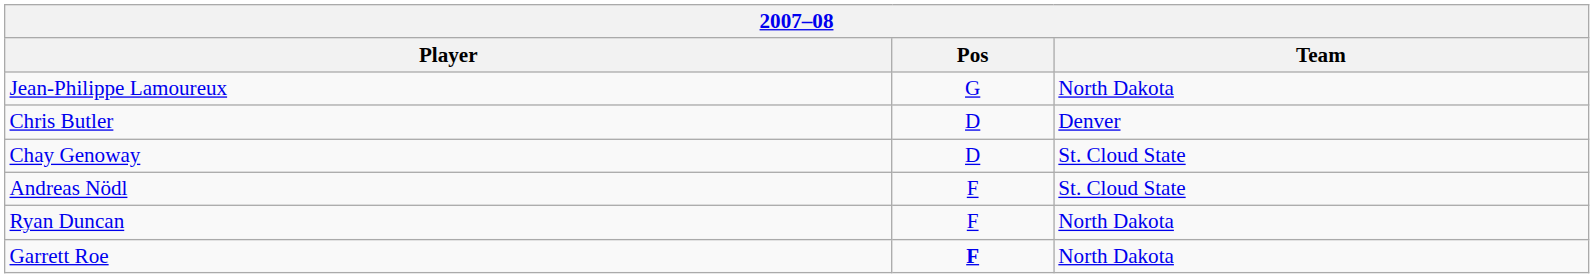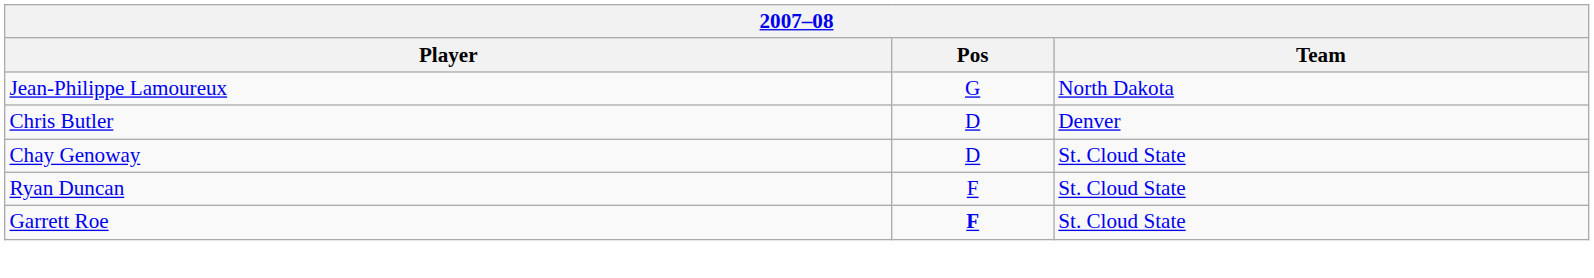- row: (68, 188)
(1116, 222) North Dakota -> (1122, 188) St. Cloud State
(1116, 255) North Dakota -> (1122, 222) St. Cloud State
